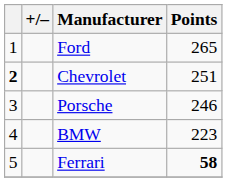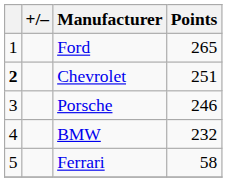(204, 134) 223 -> (204, 134) 232
(209, 163) bold -> (209, 163) normal
